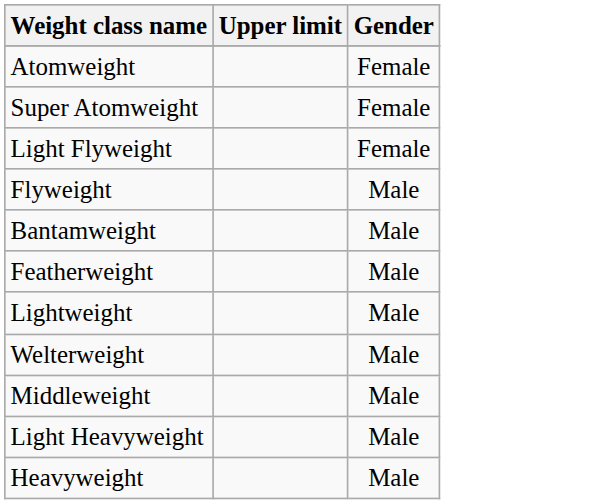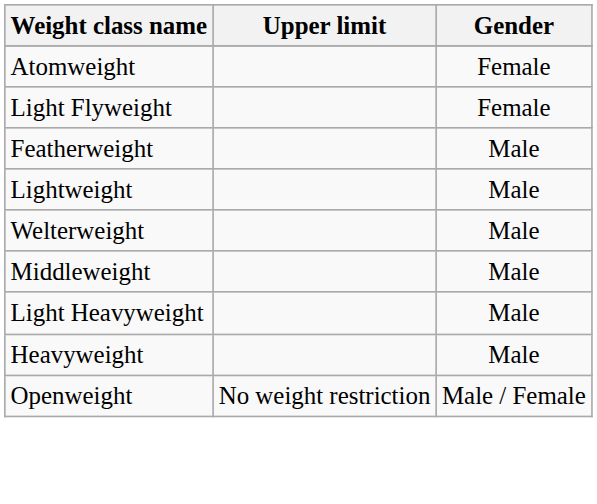- row: (104, 107)
- row: (61, 189)
- row: (83, 230)
+ row: (71, 395)
